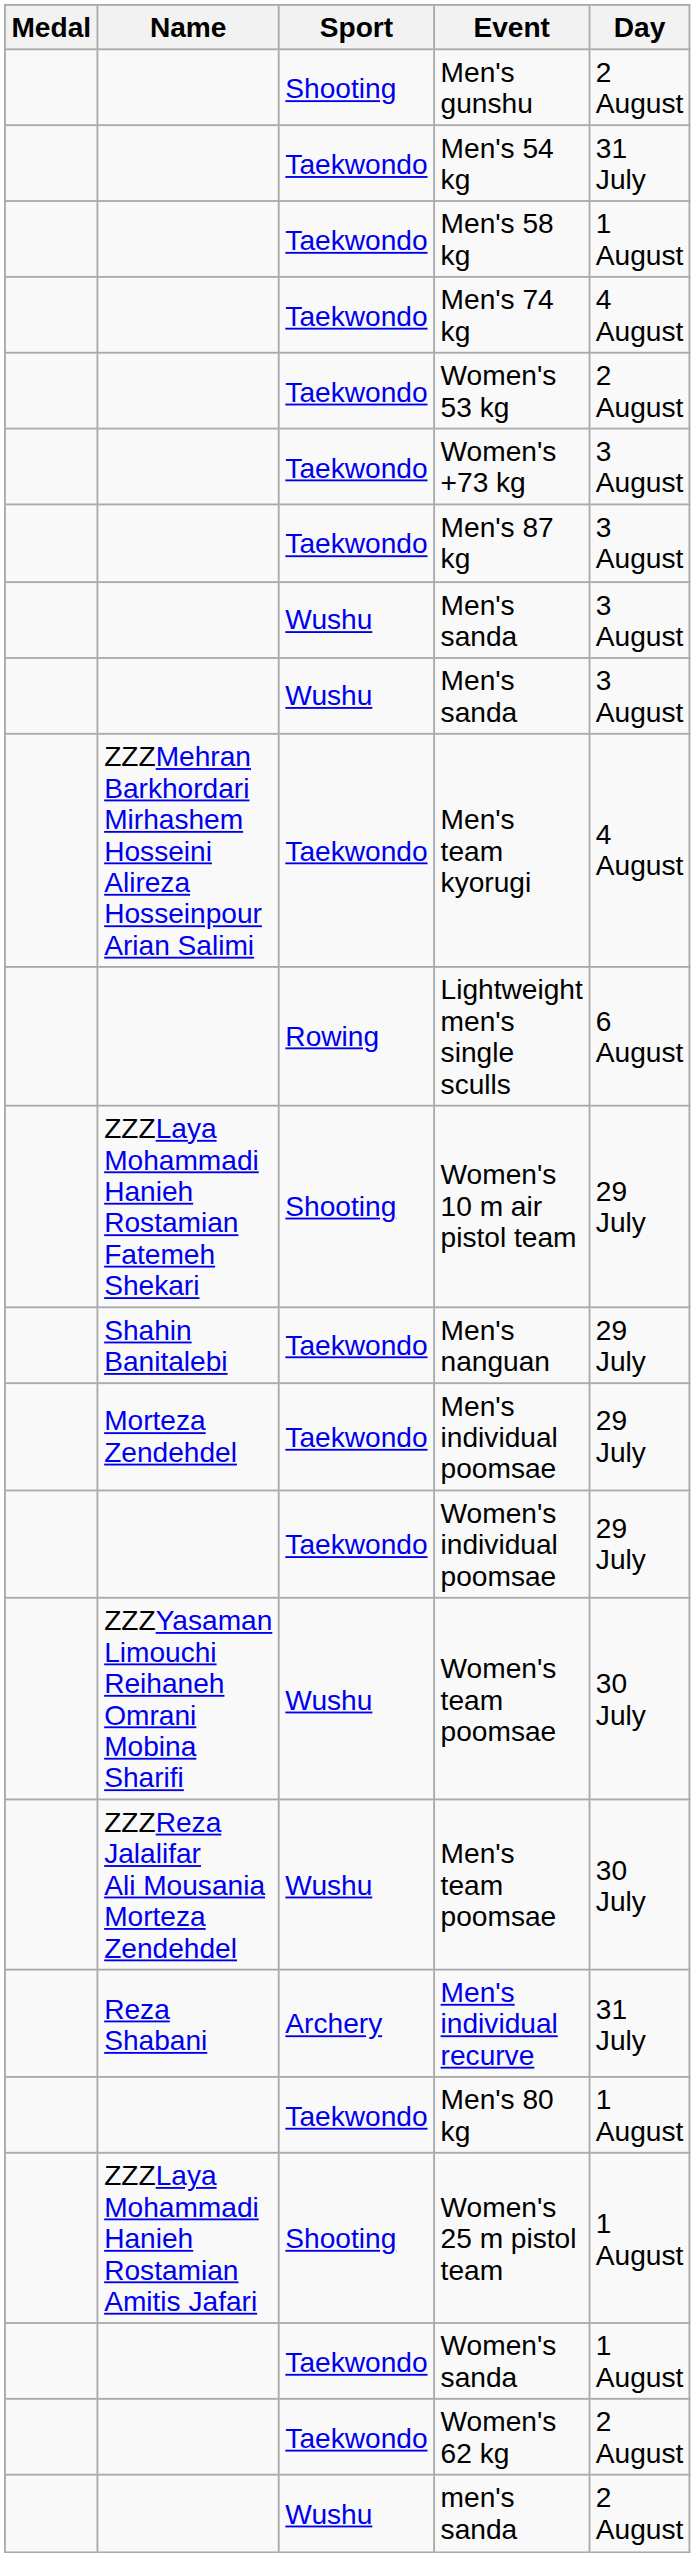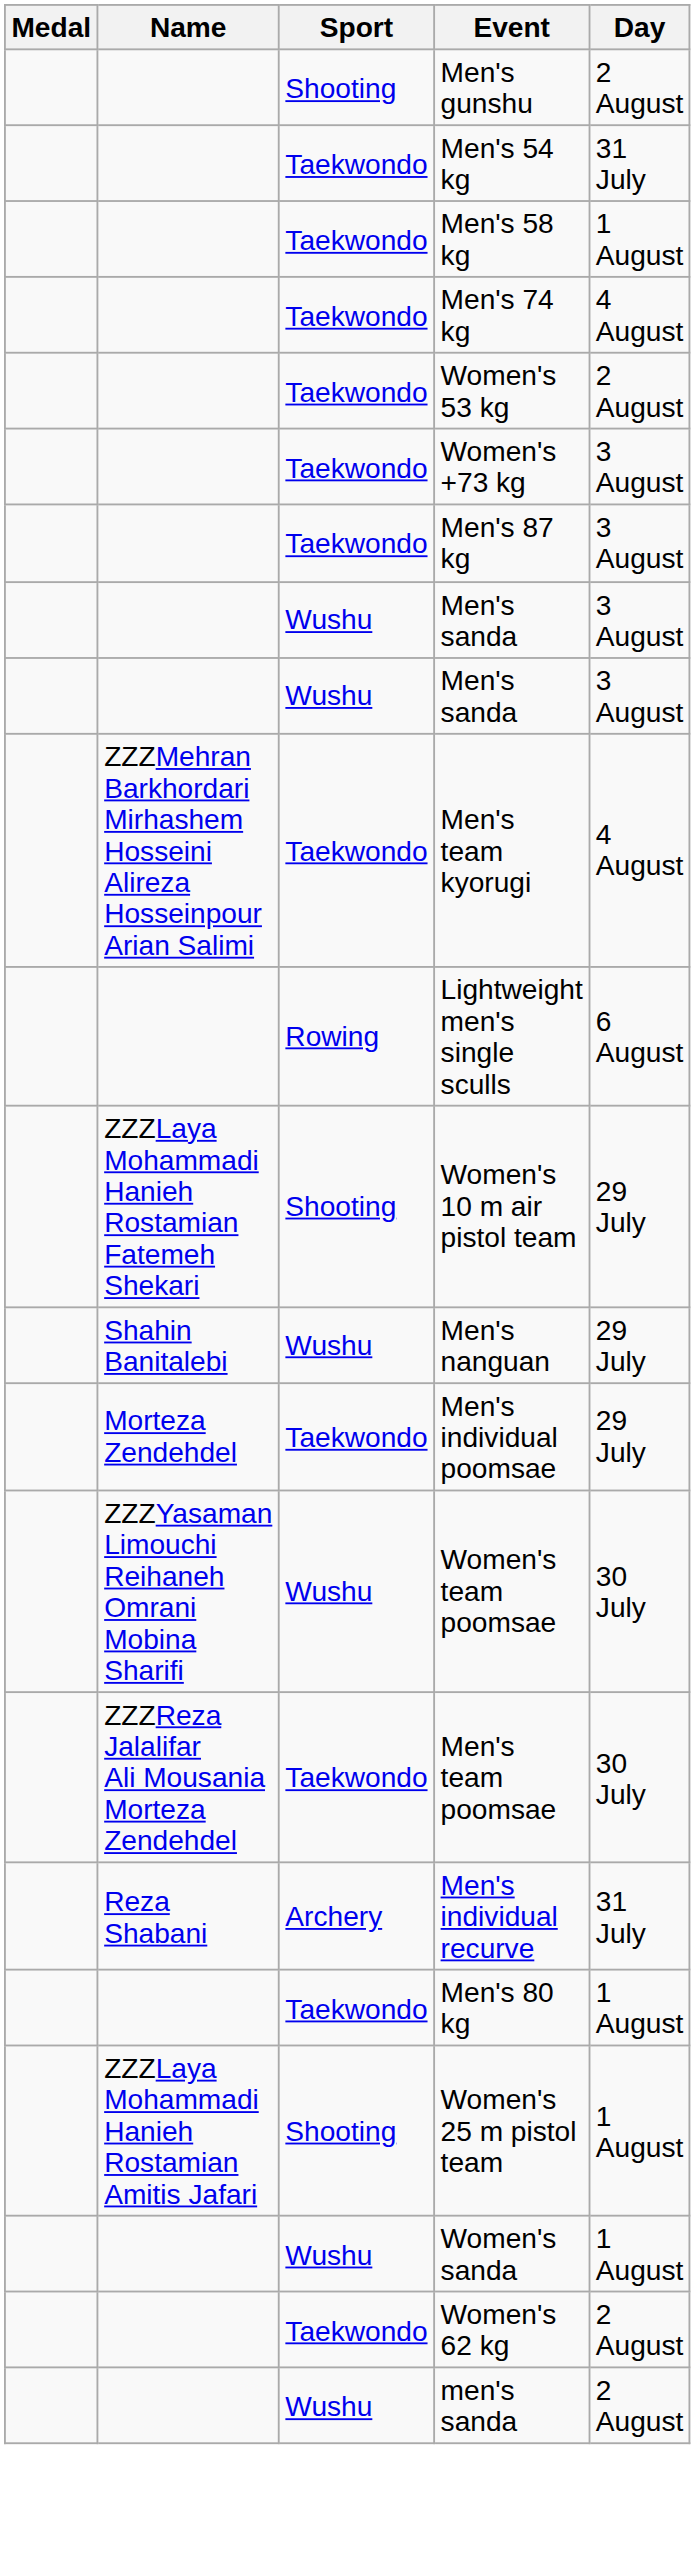(356, 1345) Taekwondo -> (329, 1345) Wushu
- row: (188, 1544)
(329, 1885) Wushu -> (356, 1777) Taekwondo
(356, 2362) Taekwondo -> (329, 2254) Wushu
